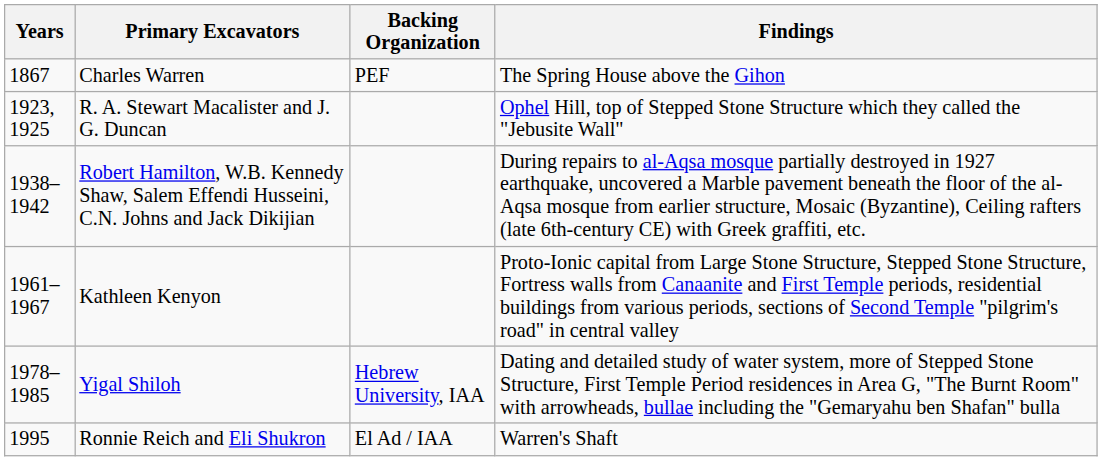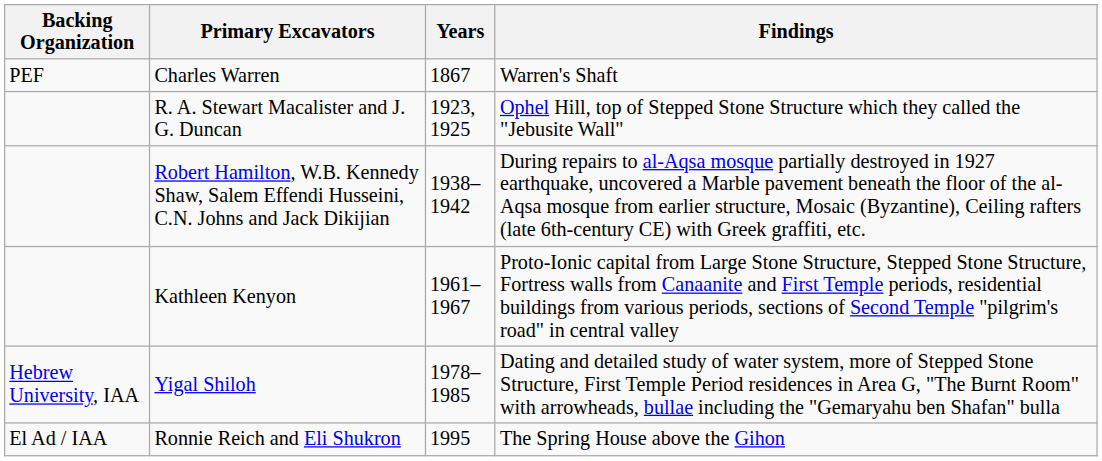columns swapped: (40, 31) <-> (423, 31)
(642, 75) The Spring House above the Gihon -> (559, 75) Warren's Shaft
(559, 439) Warren's Shaft -> (642, 439) The Spring House above the Gihon
